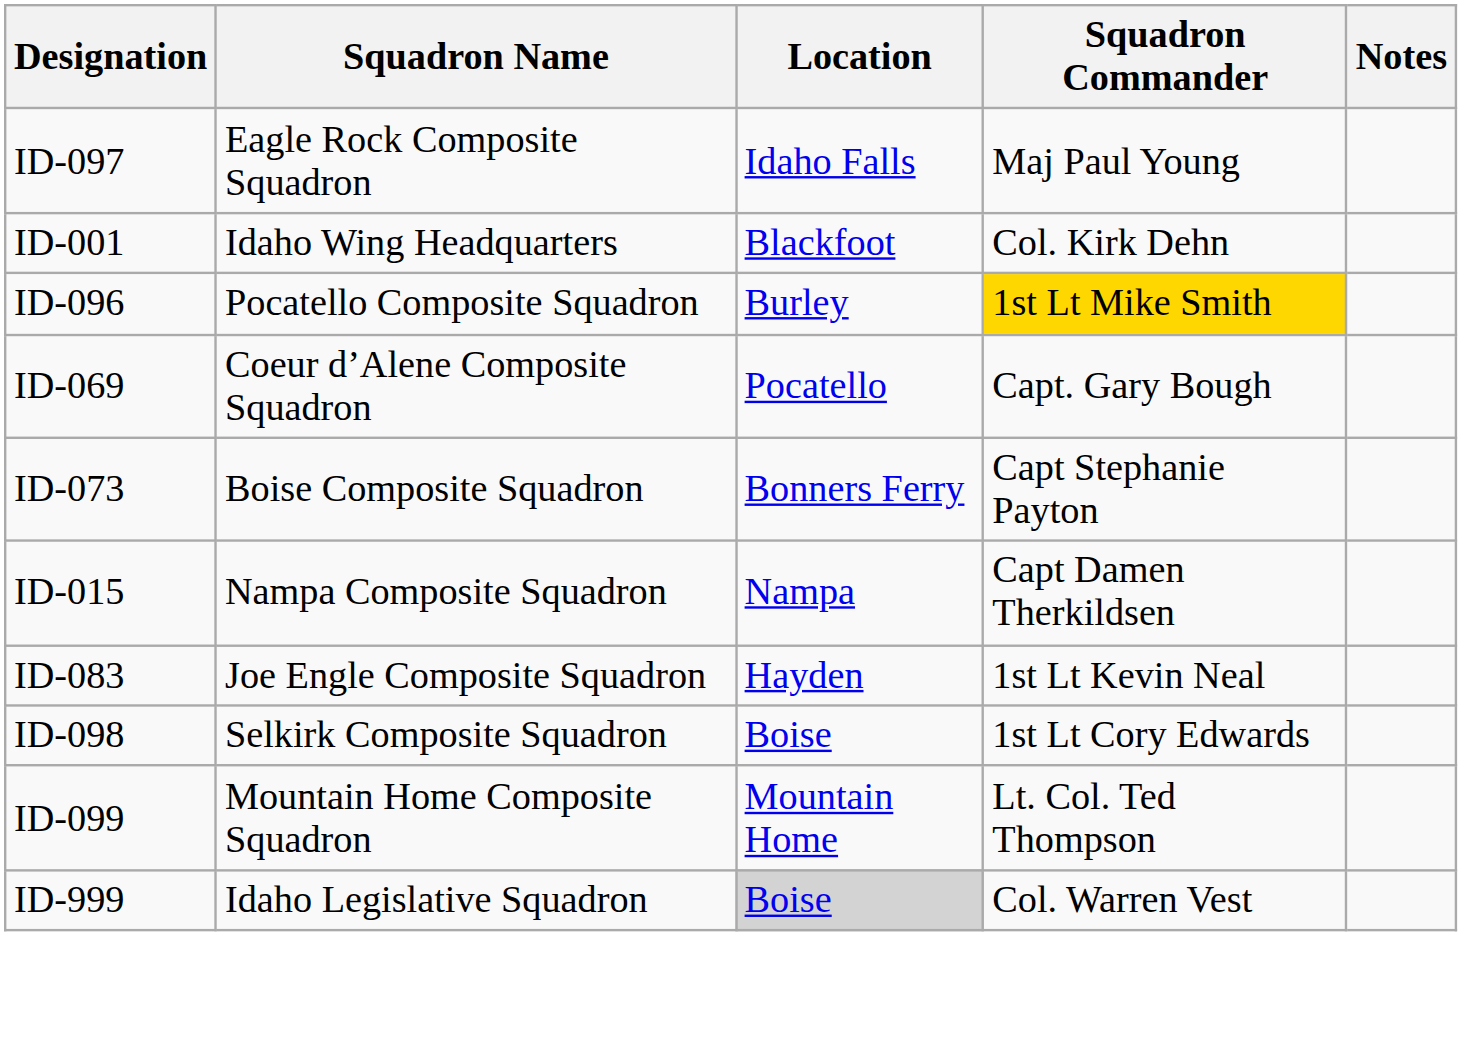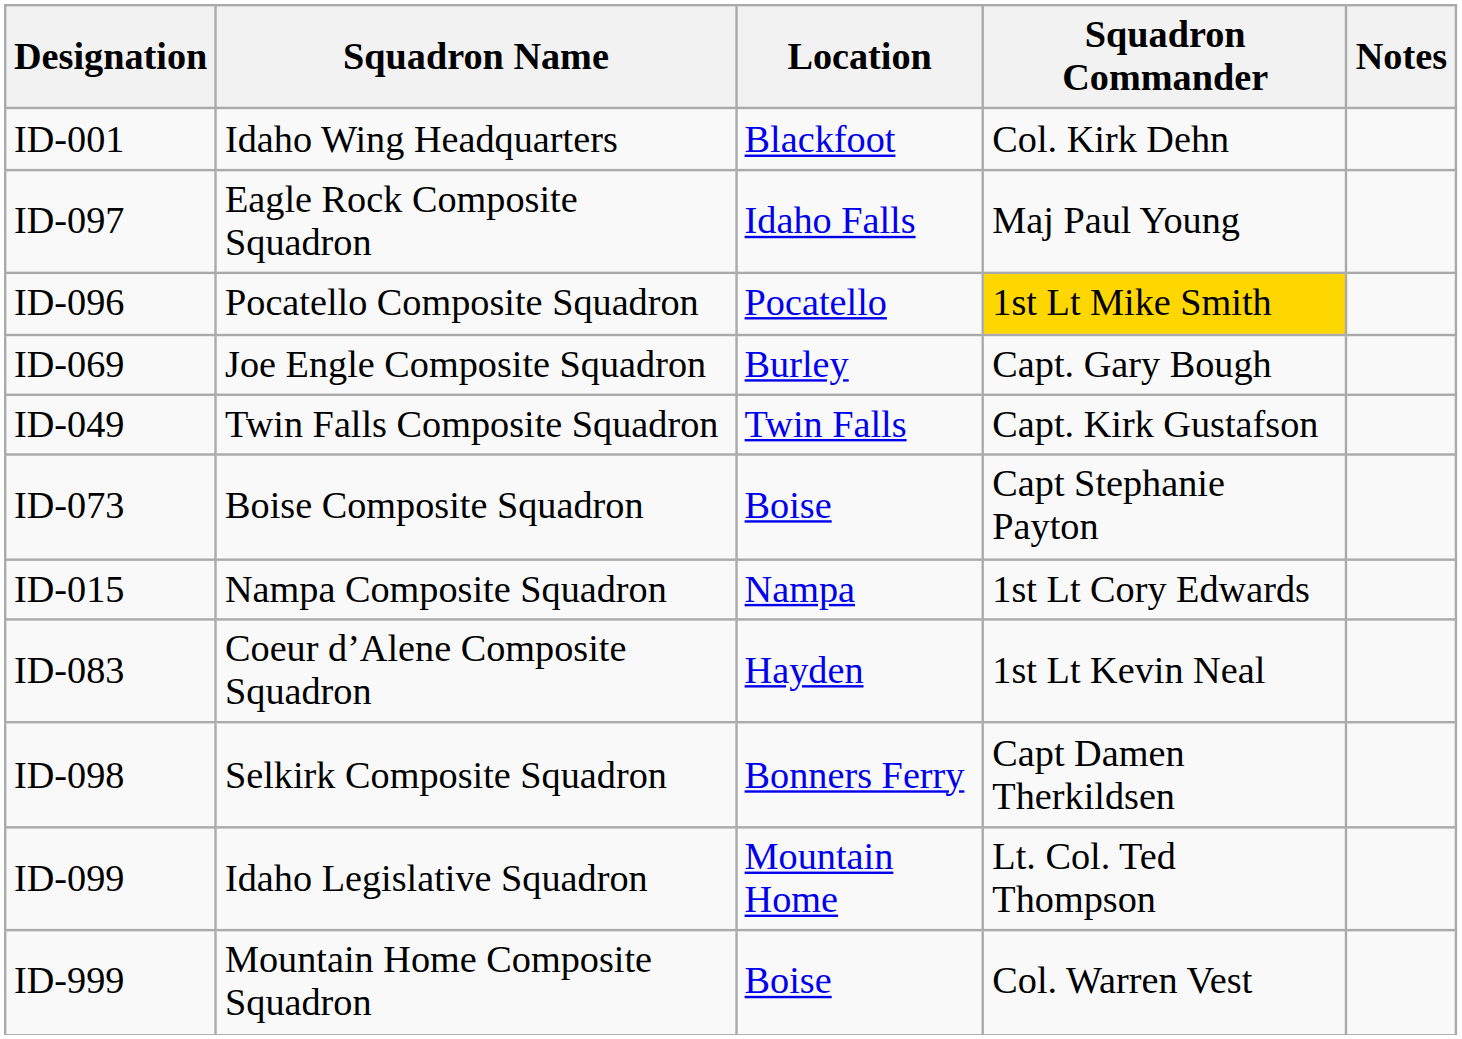rows swapped: (69, 242) <-> (69, 159)
(797, 302) Burley -> (816, 302) Pocatello
(426, 384) Coeur d’Alene Composite Squadron -> (466, 363) Joe Engle Composite Squadron
(816, 384) Pocatello -> (797, 363) Burley
+ row: (69, 424)
(855, 488) Bonners Ferry -> (788, 506) Boise
(1088, 592) Capt Damen Therkildsen -> (1151, 588) 1st Lt Cory Edwards
(466, 674) Joe Engle Composite Squadron -> (426, 670) Coeur d’Alene Composite Squadron
(788, 735) Boise -> (855, 774) Bonners Ferry
(1151, 735) 1st Lt Cory Edwards -> (1088, 774) Capt Damen Therkildsen
(438, 817) Mountain Home Composite Squadron -> (436, 877) Idaho Legislative Squadron
(436, 899) Idaho Legislative Squadron -> (438, 981) Mountain Home Composite Squadron
(788, 899) lightgrey background -> (788, 981) no background
